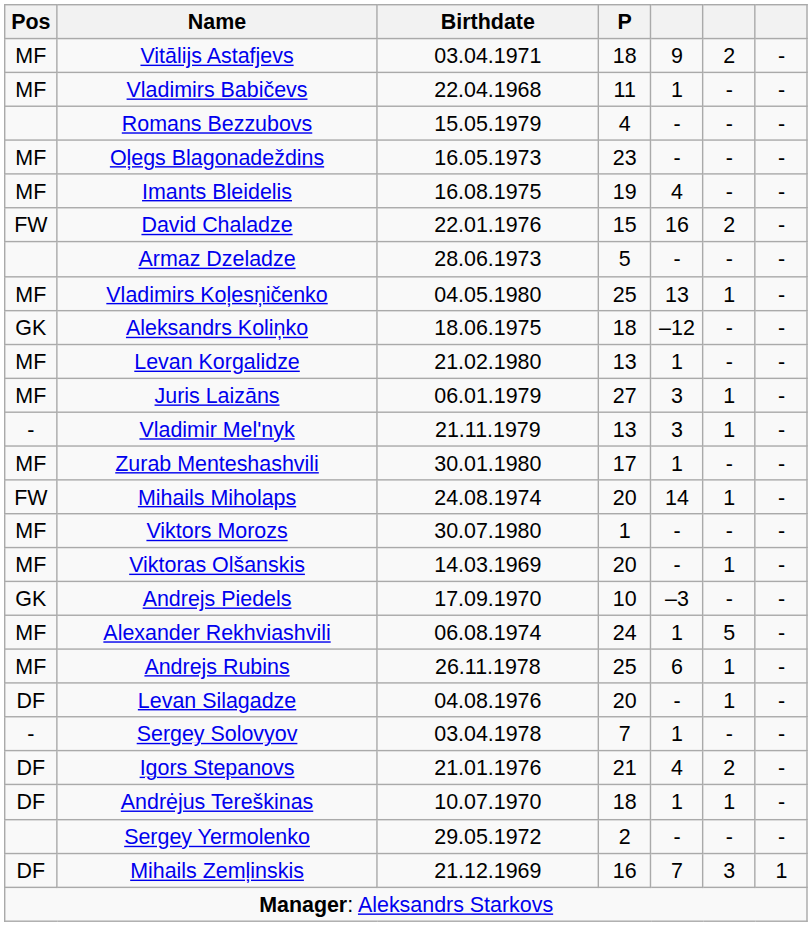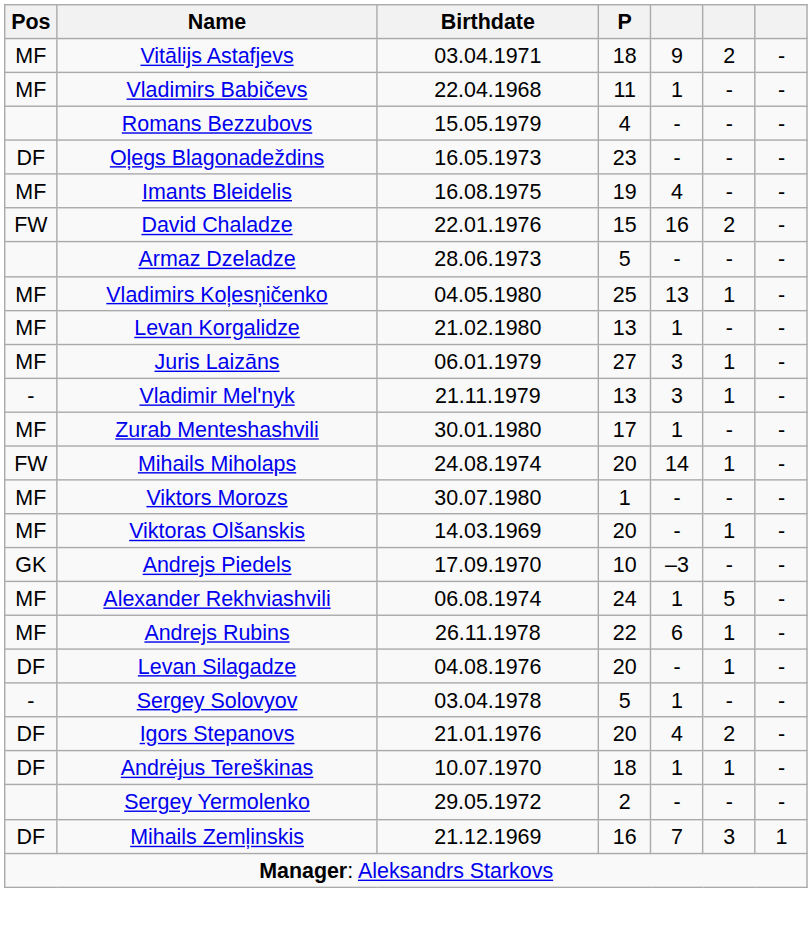(31, 158) MF -> (31, 158) DF
- row: (217, 327)
(625, 666) 25 -> (625, 633) 22
(625, 734) 7 -> (625, 700) 5
(625, 768) 21 -> (625, 734) 20
